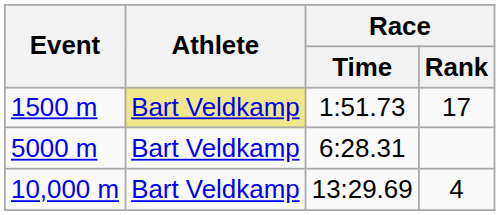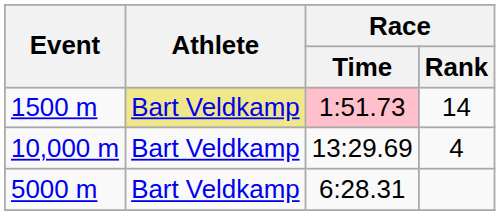(362, 108) no background -> (362, 108) pink background
(456, 108) 17 -> (456, 108) 14
rows swapped: (54, 149) <-> (65, 190)
